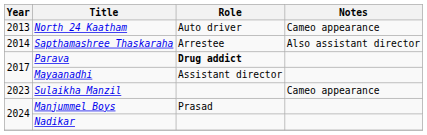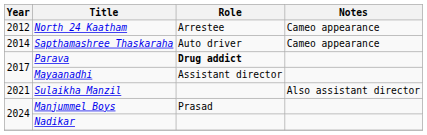(18, 28) 2013 -> (18, 28) 2012
(210, 28) Auto driver -> (201, 28) Arrestee
(201, 44) Arrestee -> (210, 44) Auto driver
(353, 44) Also assistant director -> (333, 44) Cameo appearance
(18, 91) 2023 -> (18, 91) 2021
(333, 91) Cameo appearance -> (353, 91) Also assistant director
